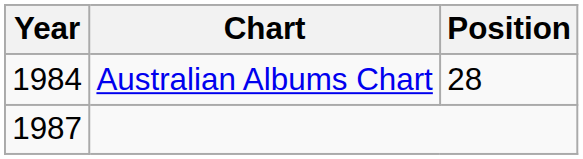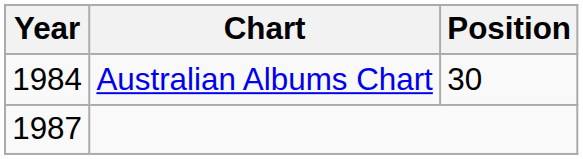(465, 79) 28 -> (465, 79) 30
